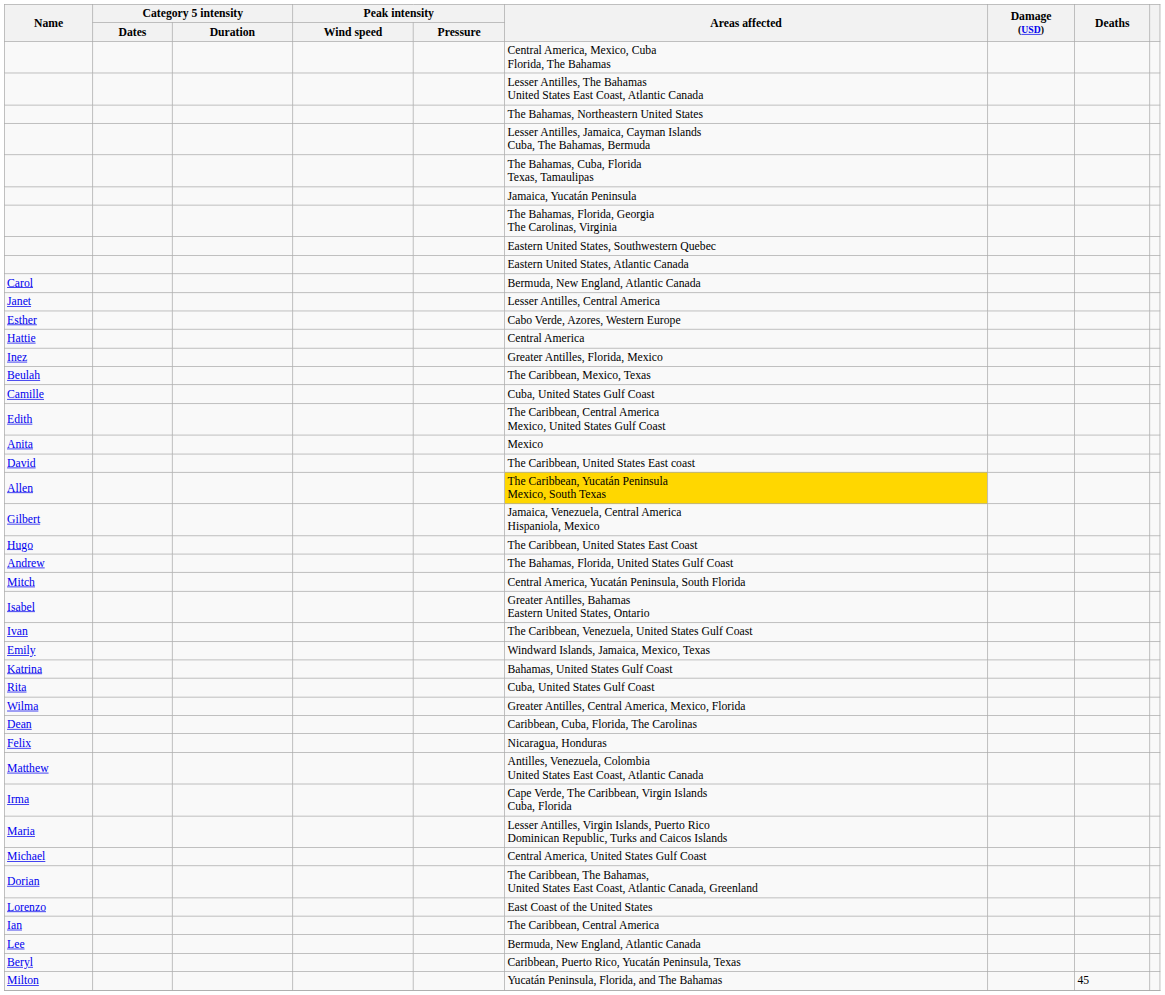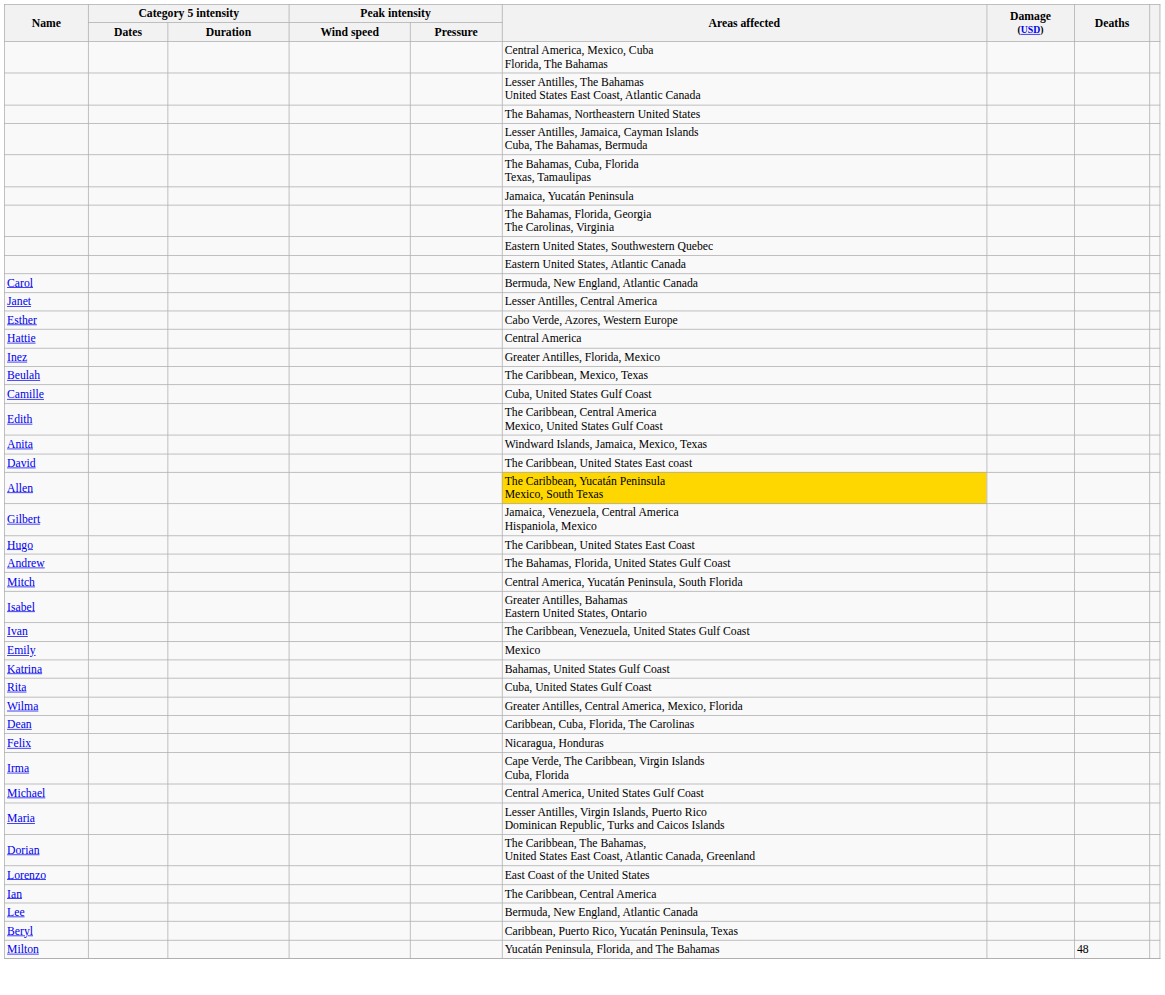(525, 444) Mexico -> (606, 444) Windward Islands, Jamaica, Mexico, Texas
(609, 650) Windward Islands, Jamaica, Mexico, Texas -> (522, 650) Mexico
- row: (28, 768)
rows swapped: (21, 831) <-> (26, 856)
(1083, 981) 45 -> (1083, 949) 48
